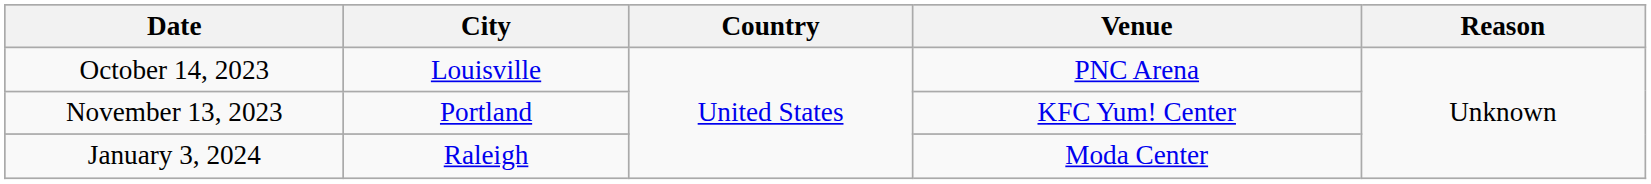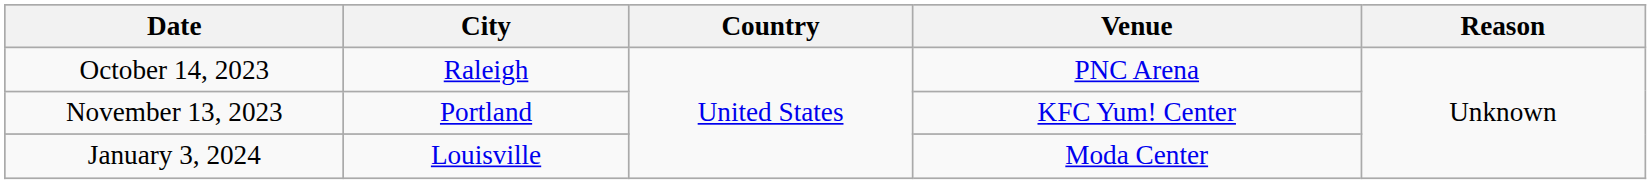(486, 69) Louisville -> (486, 69) Raleigh
(486, 155) Raleigh -> (486, 155) Louisville
